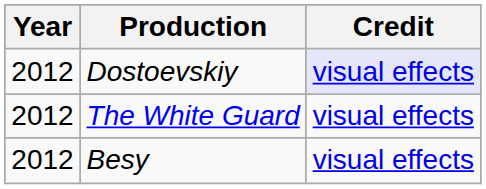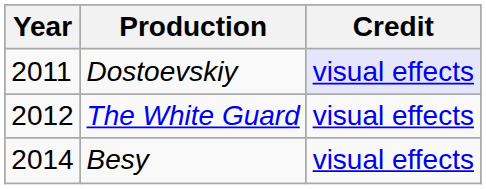(42, 71) 2012 -> (41, 71) 2011
(42, 159) 2012 -> (42, 159) 2014
